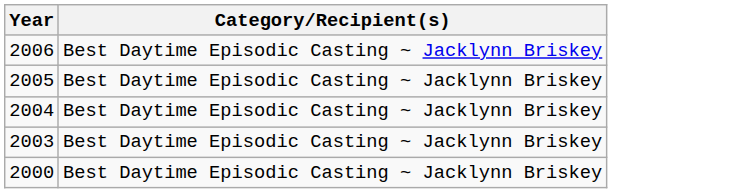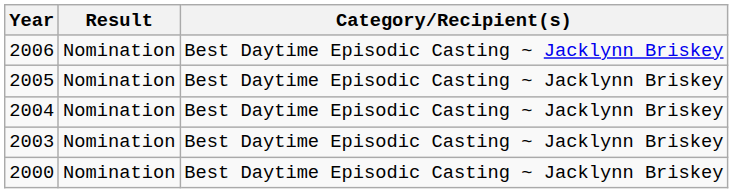+ column: (119, 20)
